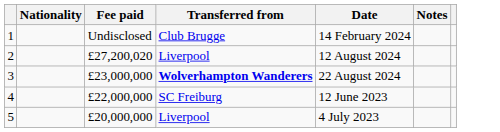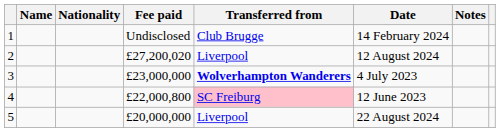+ column: (36, 14)
(360, 76) 22 August 2024 -> (387, 76) 4 July 2023
(120, 96) £22,000,000 -> (159, 96) £22,000,800
(190, 96) no background -> (229, 96) pink background
(349, 117) 4 July 2023 -> (398, 117) 22 August 2024
